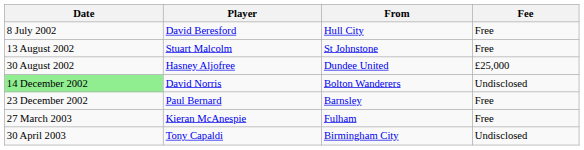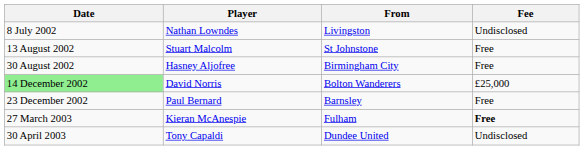- row: (201, 31)
+ row: (202, 31)
(356, 66) Dundee United -> (361, 66) Birmingham City
(492, 66) £25,000 -> (484, 66) Free
(501, 83) Undisclosed -> (492, 83) £25,000
(484, 118) normal -> (485, 118) bold
(361, 136) Birmingham City -> (356, 136) Dundee United
